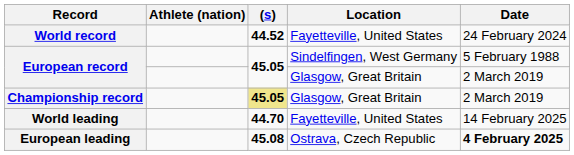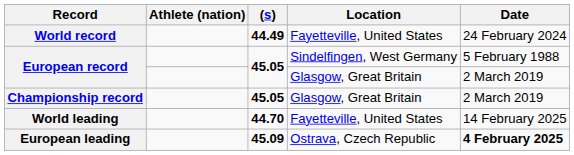(268, 35) 44.52 -> (268, 35) 44.49
(268, 98) khaki background -> (268, 98) no background
(268, 139) 45.08 -> (268, 139) 45.09
